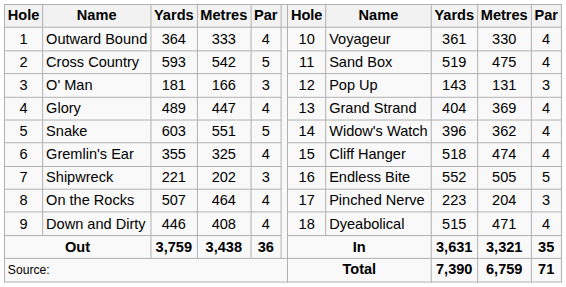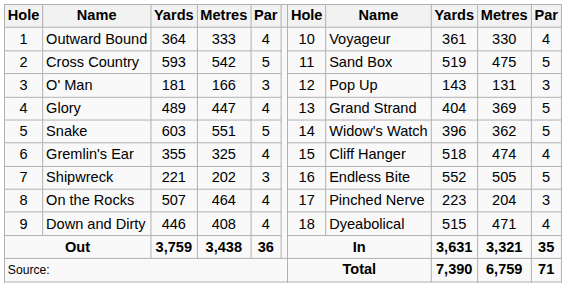(546, 62) 4 -> (546, 62) 5
(546, 108) 4 -> (546, 108) 5
(546, 131) 4 -> (546, 131) 5
